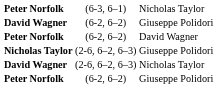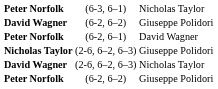(106, 37) (6-2, 6–2) -> (106, 37) (6-2, 6–1)
